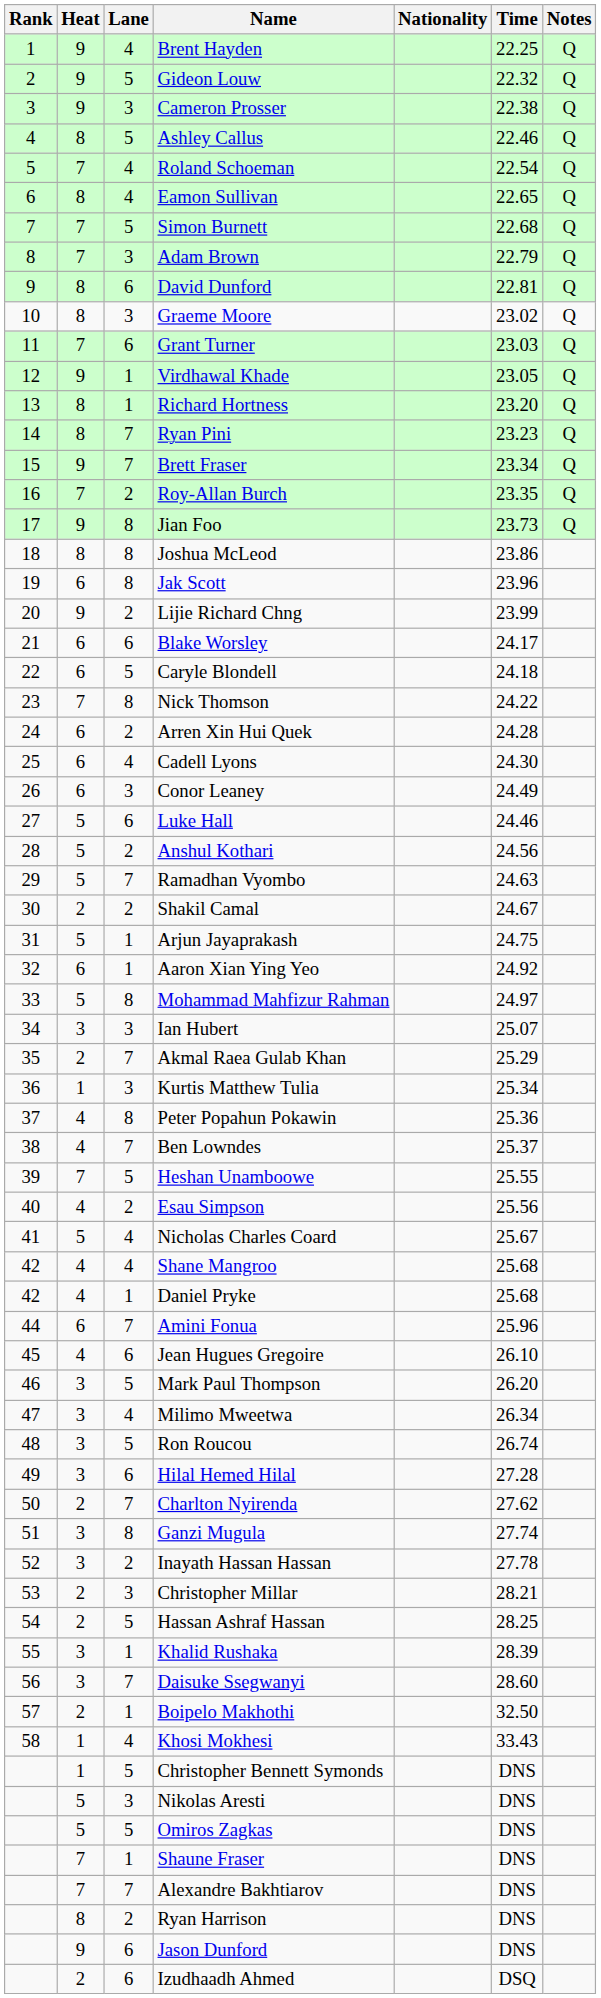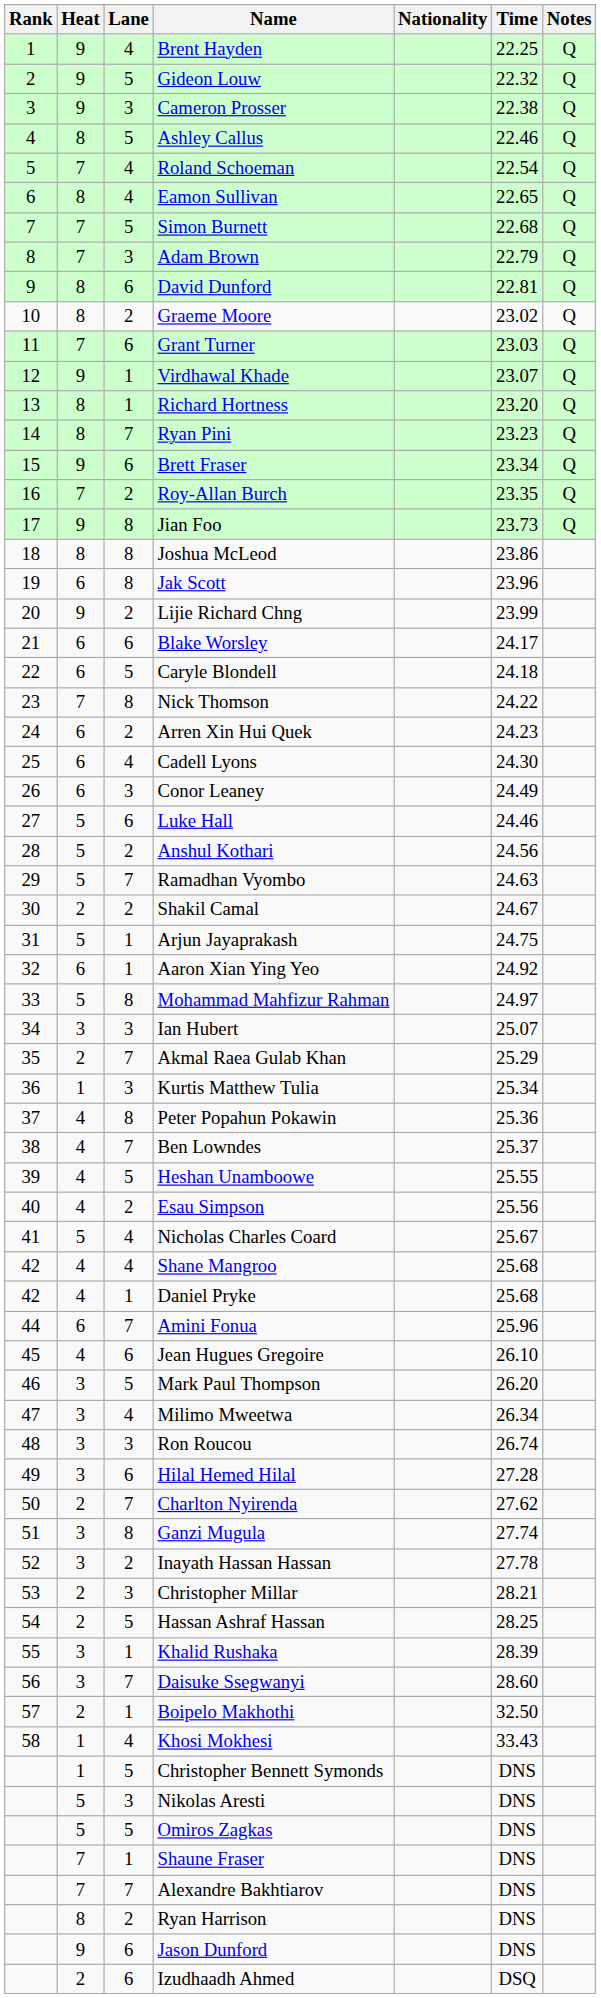(129, 316) 3 -> (129, 316) 2
(517, 375) 23.05 -> (517, 375) 23.07
(129, 464) 7 -> (129, 464) 6
(517, 731) 24.28 -> (517, 731) 24.23
(80, 1177) 7 -> (80, 1177) 4
(129, 1444) 5 -> (129, 1444) 3
